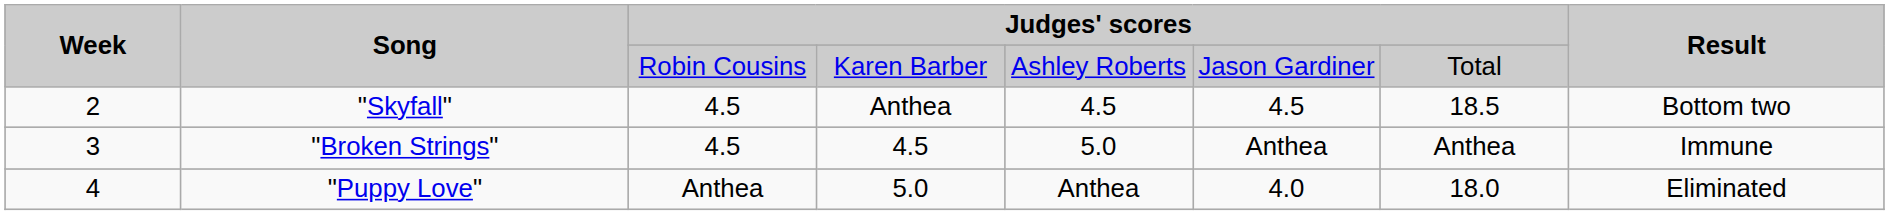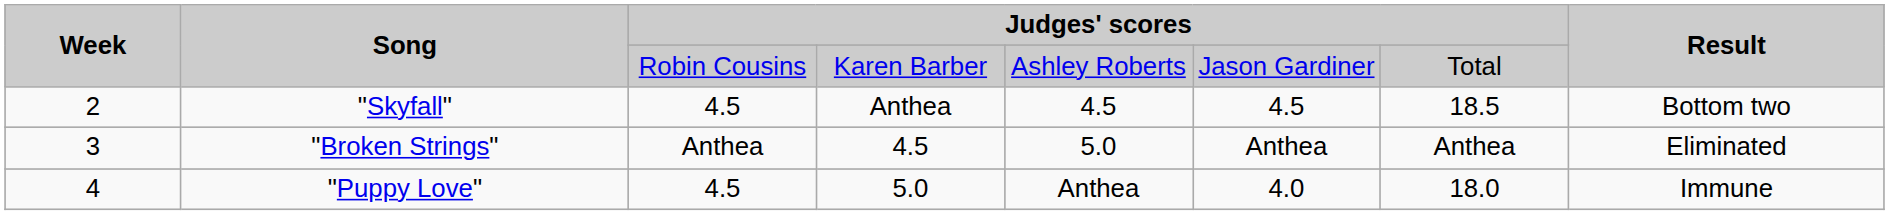(722, 147) 4.5 -> (722, 147) Anthea
(1726, 147) Immune -> (1726, 147) Eliminated
(722, 188) Anthea -> (722, 188) 4.5
(1726, 188) Eliminated -> (1726, 188) Immune
